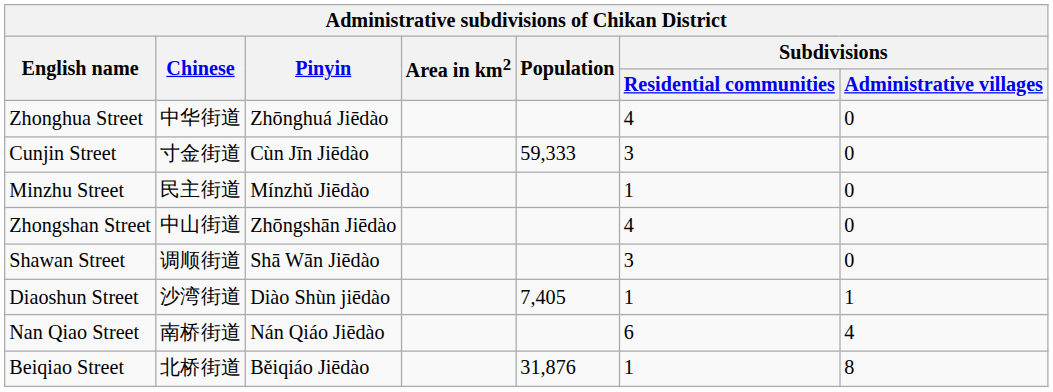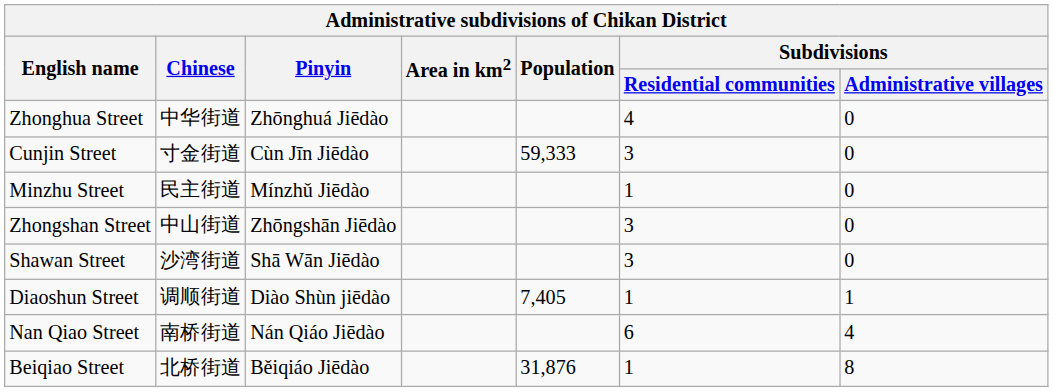(629, 225) 4 -> (629, 225) 3
(201, 260) 调顺街道 -> (201, 260) 沙湾街道
(201, 296) 沙湾街道 -> (201, 296) 调顺街道
